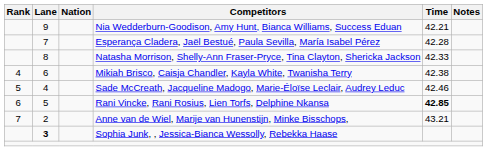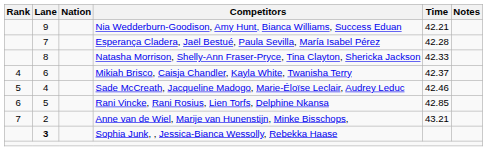(437, 73) 42.38 -> (437, 73) 42.37
(437, 103) bold -> (437, 103) normal
